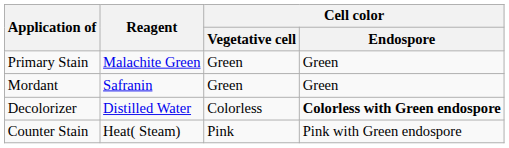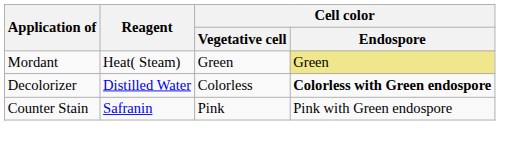- row: (48, 62)
(128, 85) Safranin -> (142, 62) Heat( Steam)
(321, 85) no background -> (311, 62) khaki background
(142, 131) Heat( Steam) -> (128, 108) Safranin
